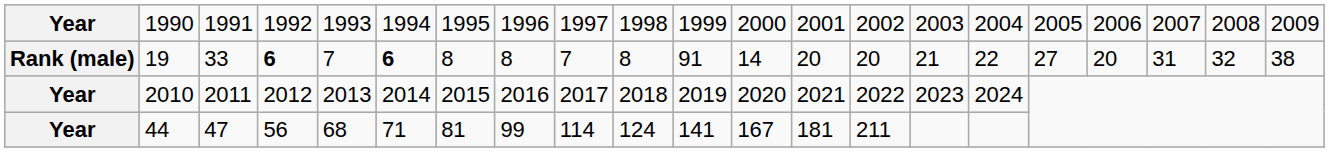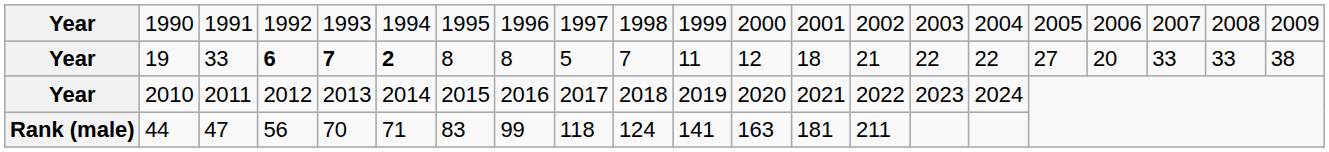(72, 58) Rank (male) -> (72, 58) Year
(329, 58) normal -> (329, 58) bold
(388, 58) 6 -> (388, 58) 2
(566, 58) 7 -> (566, 58) 5
(625, 58) 8 -> (625, 58) 7
(690, 58) 91 -> (690, 58) 11
(750, 58) 14 -> (750, 58) 12
(809, 58) 20 -> (809, 58) 18
(868, 58) 20 -> (868, 58) 21
(927, 58) 21 -> (927, 58) 22
(1164, 58) 31 -> (1164, 58) 33
(1224, 58) 32 -> (1224, 58) 33
(72, 129) Year -> (72, 129) Rank (male)
(335, 129) 68 -> (335, 129) 70
(453, 129) 81 -> (453, 129) 83
(577, 129) 114 -> (577, 129) 118
(756, 129) 167 -> (756, 129) 163
